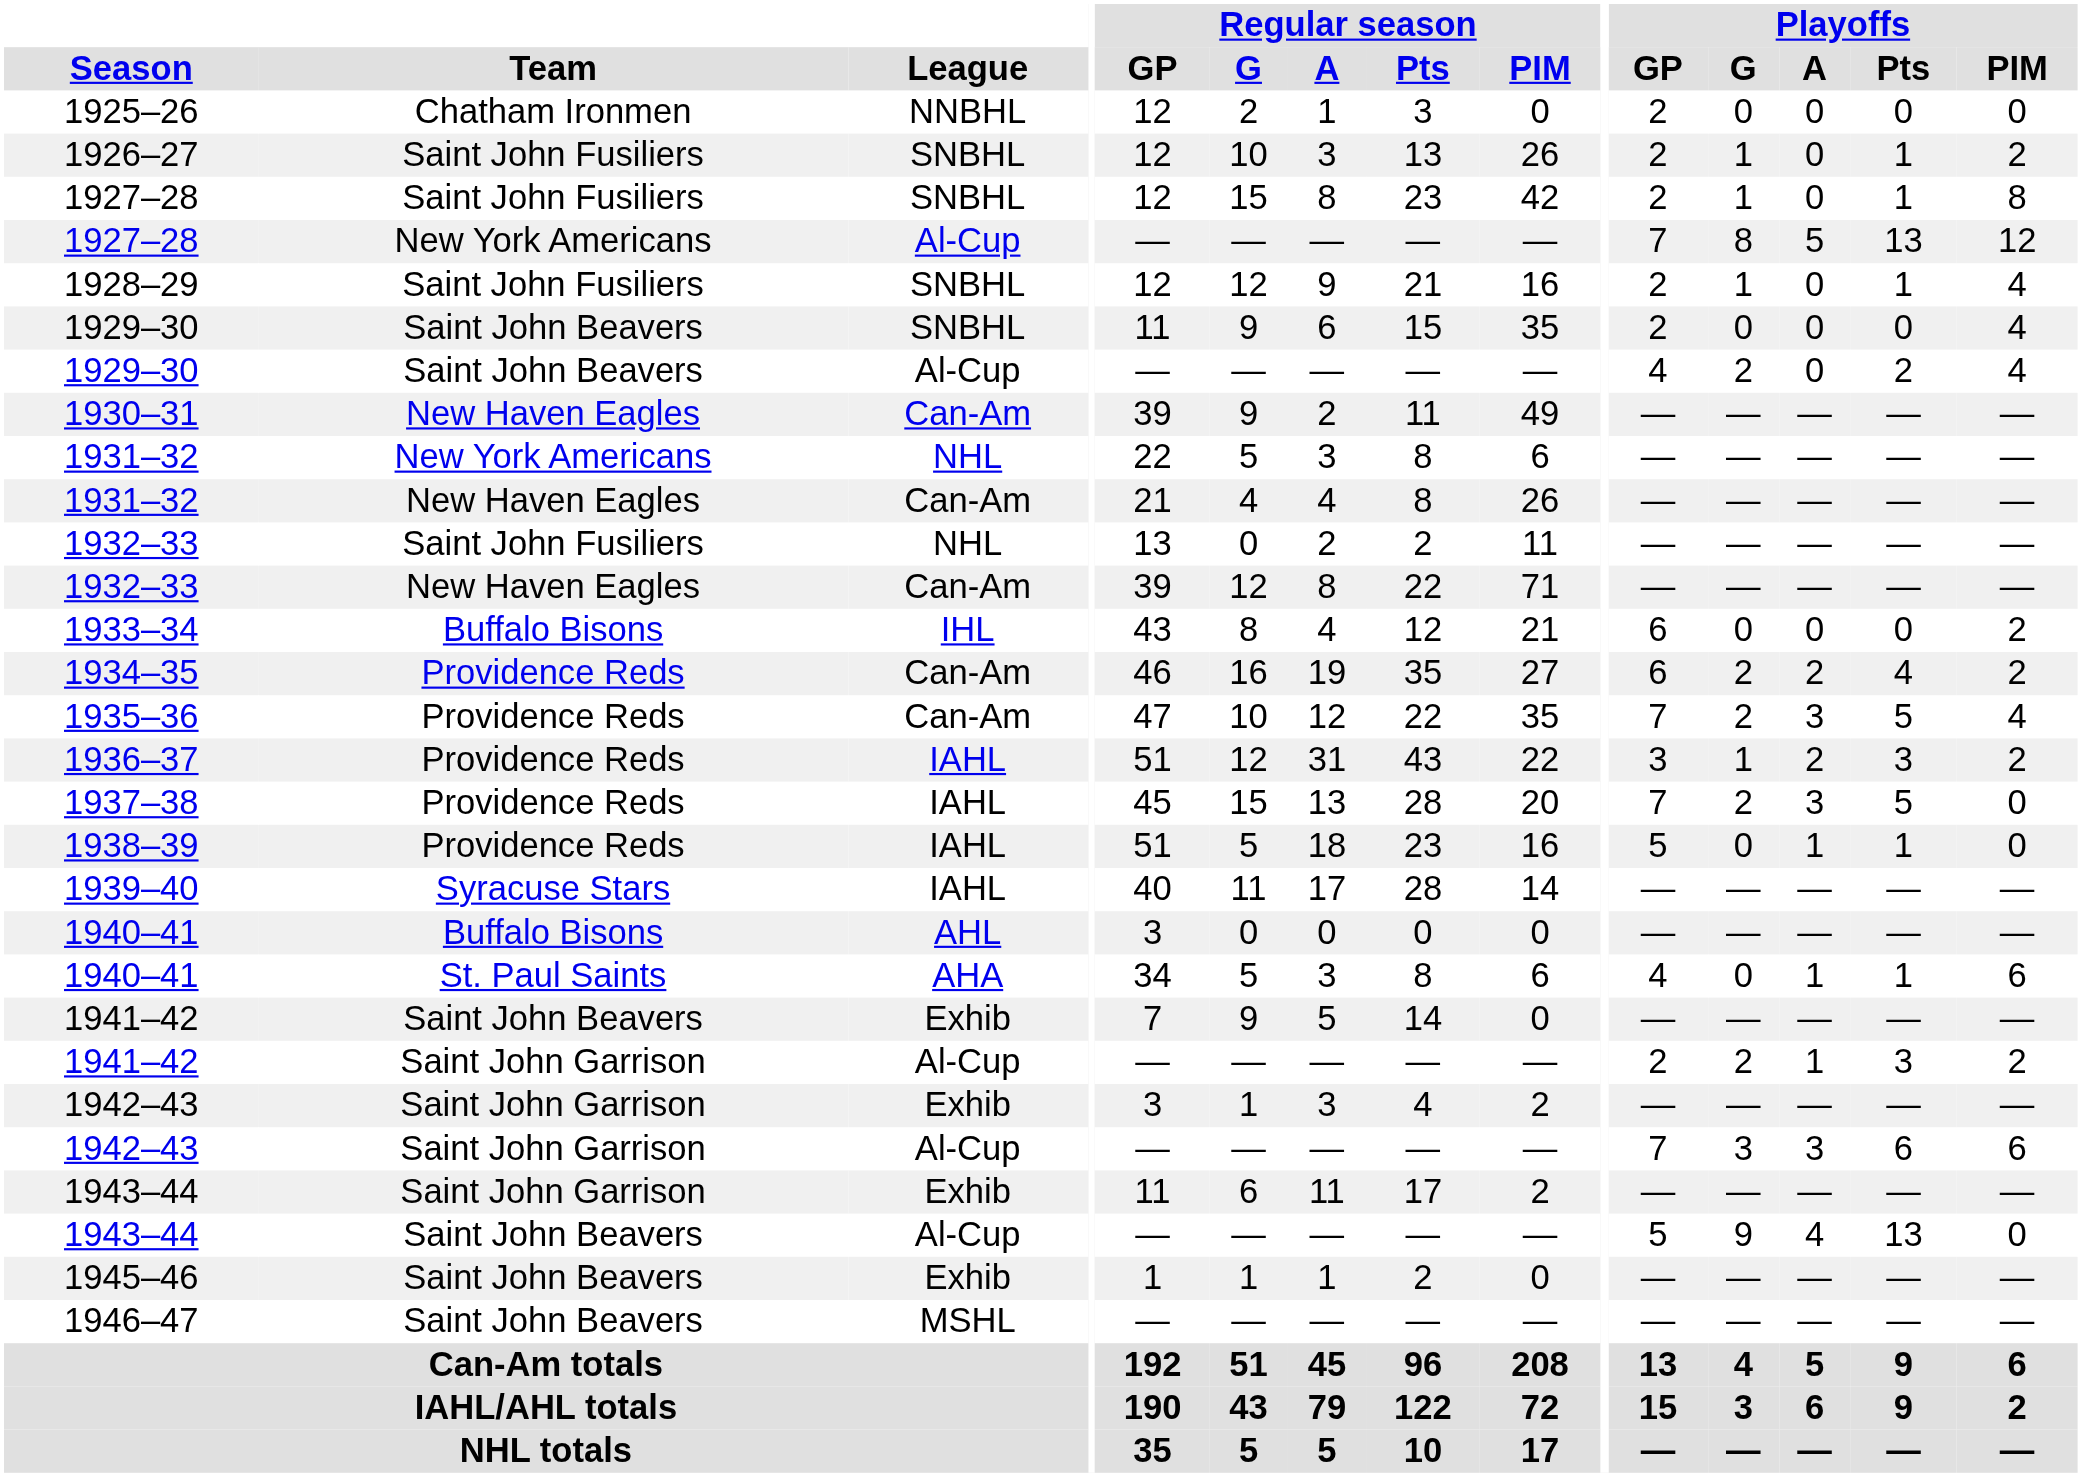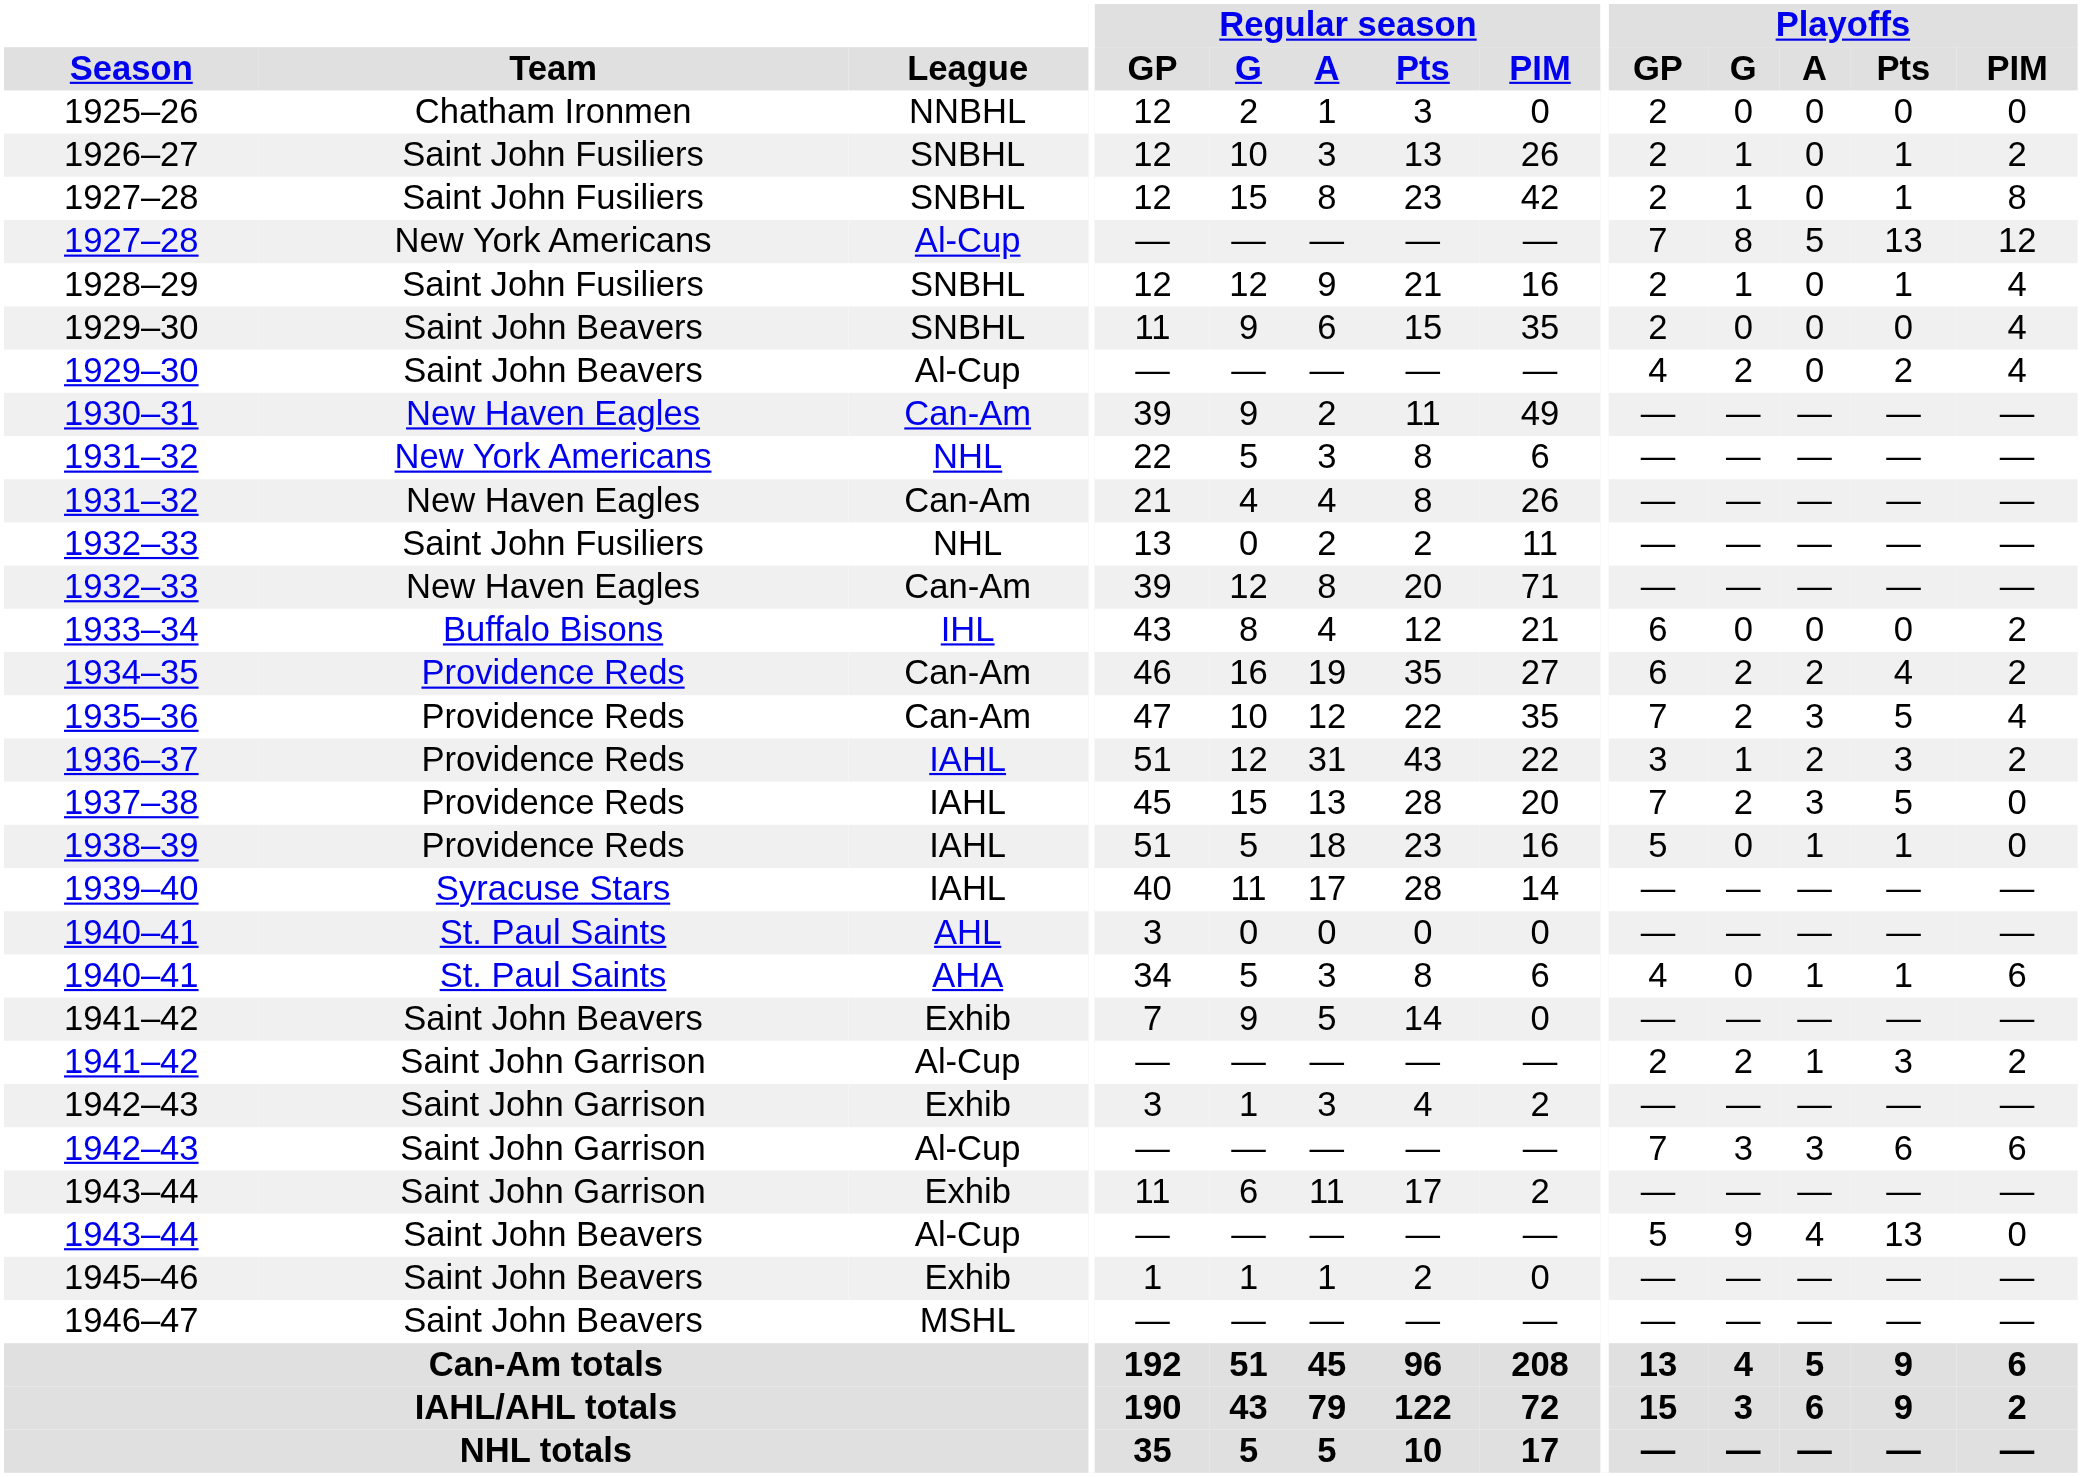(1423, 586) 22 -> (1423, 586) 20
(553, 932) Buffalo Bisons -> (553, 932) St. Paul Saints
